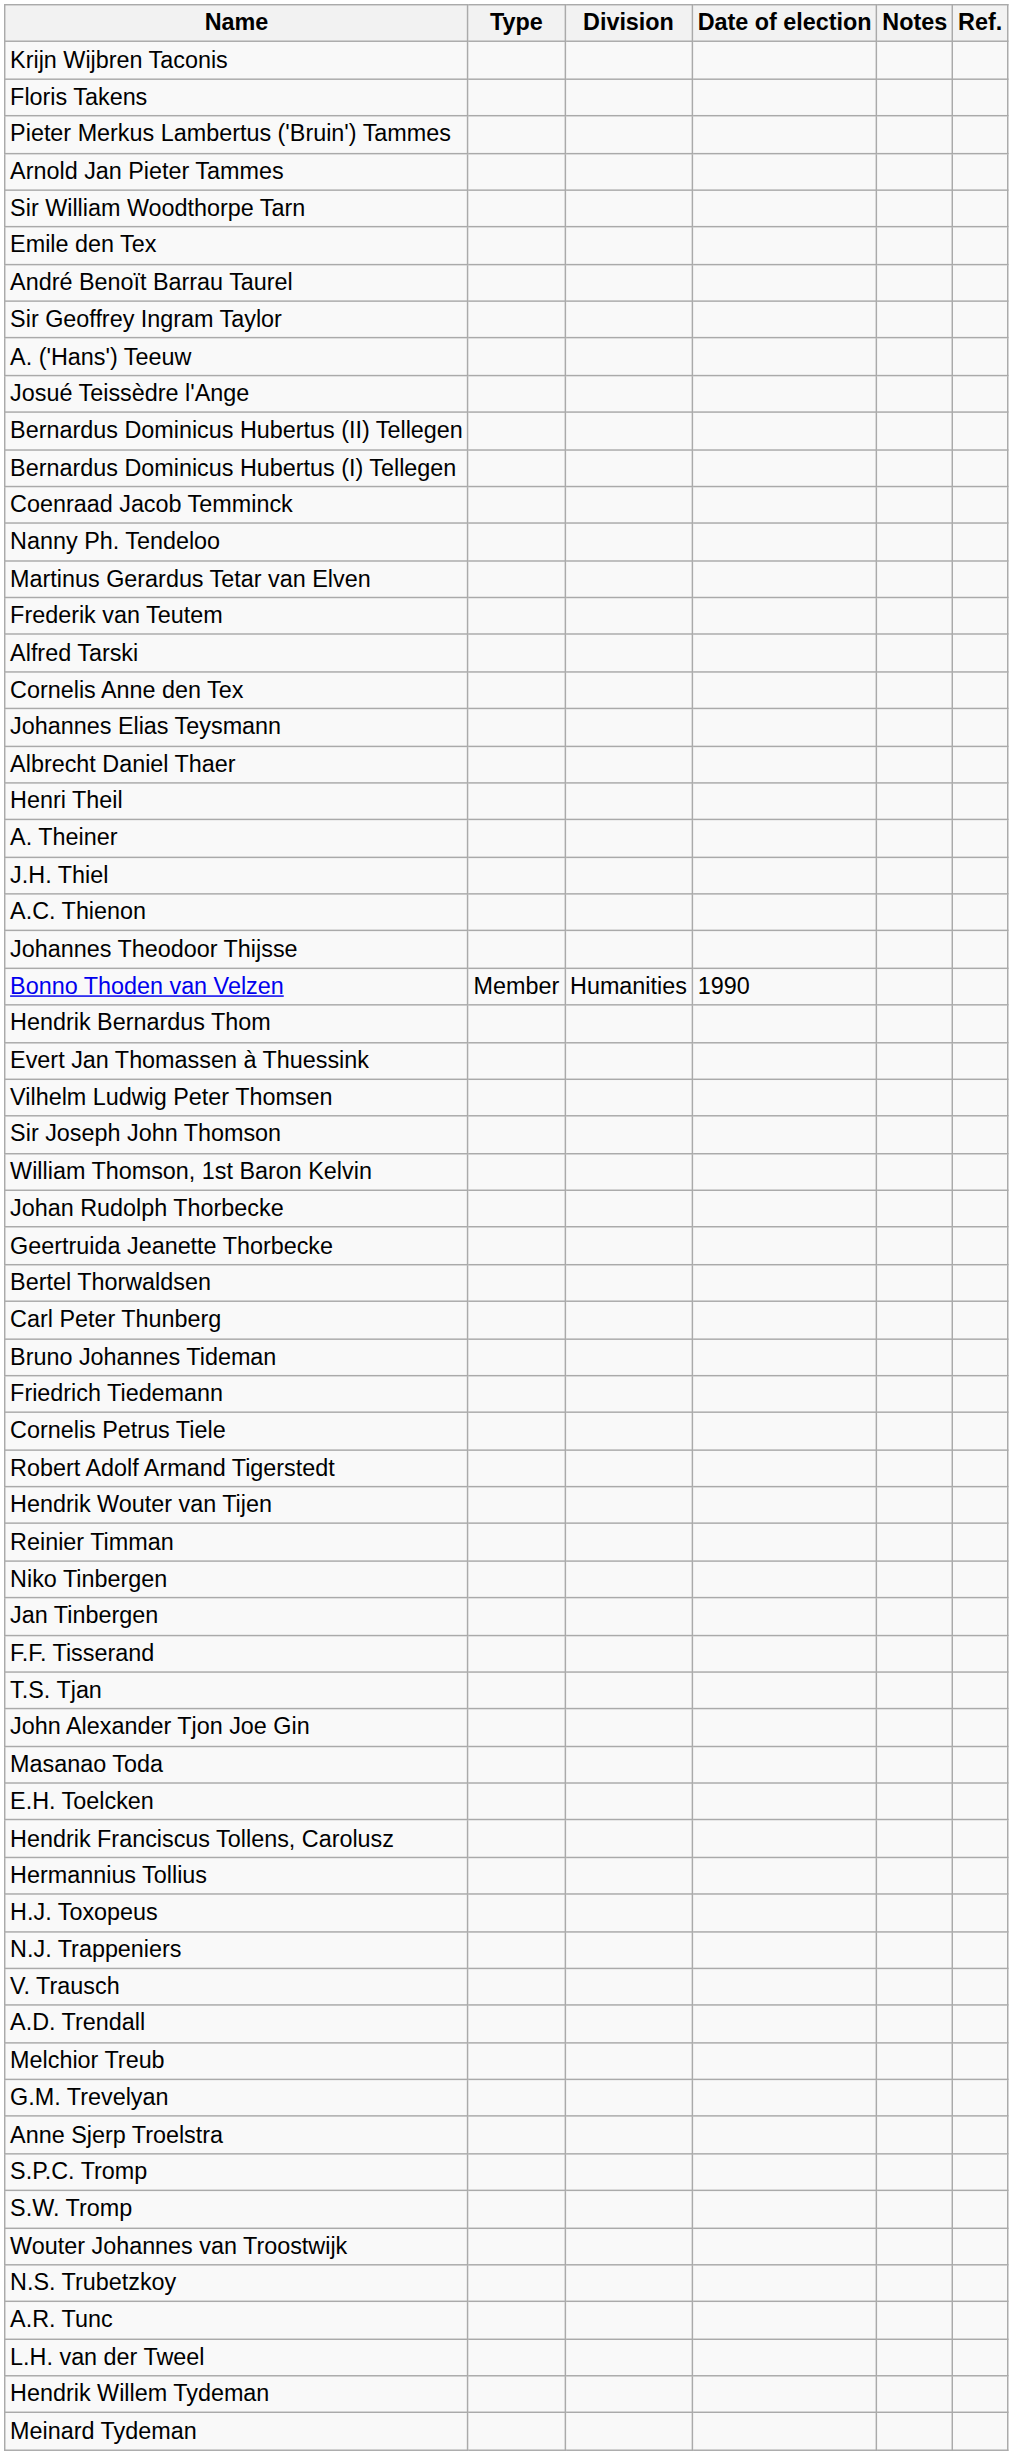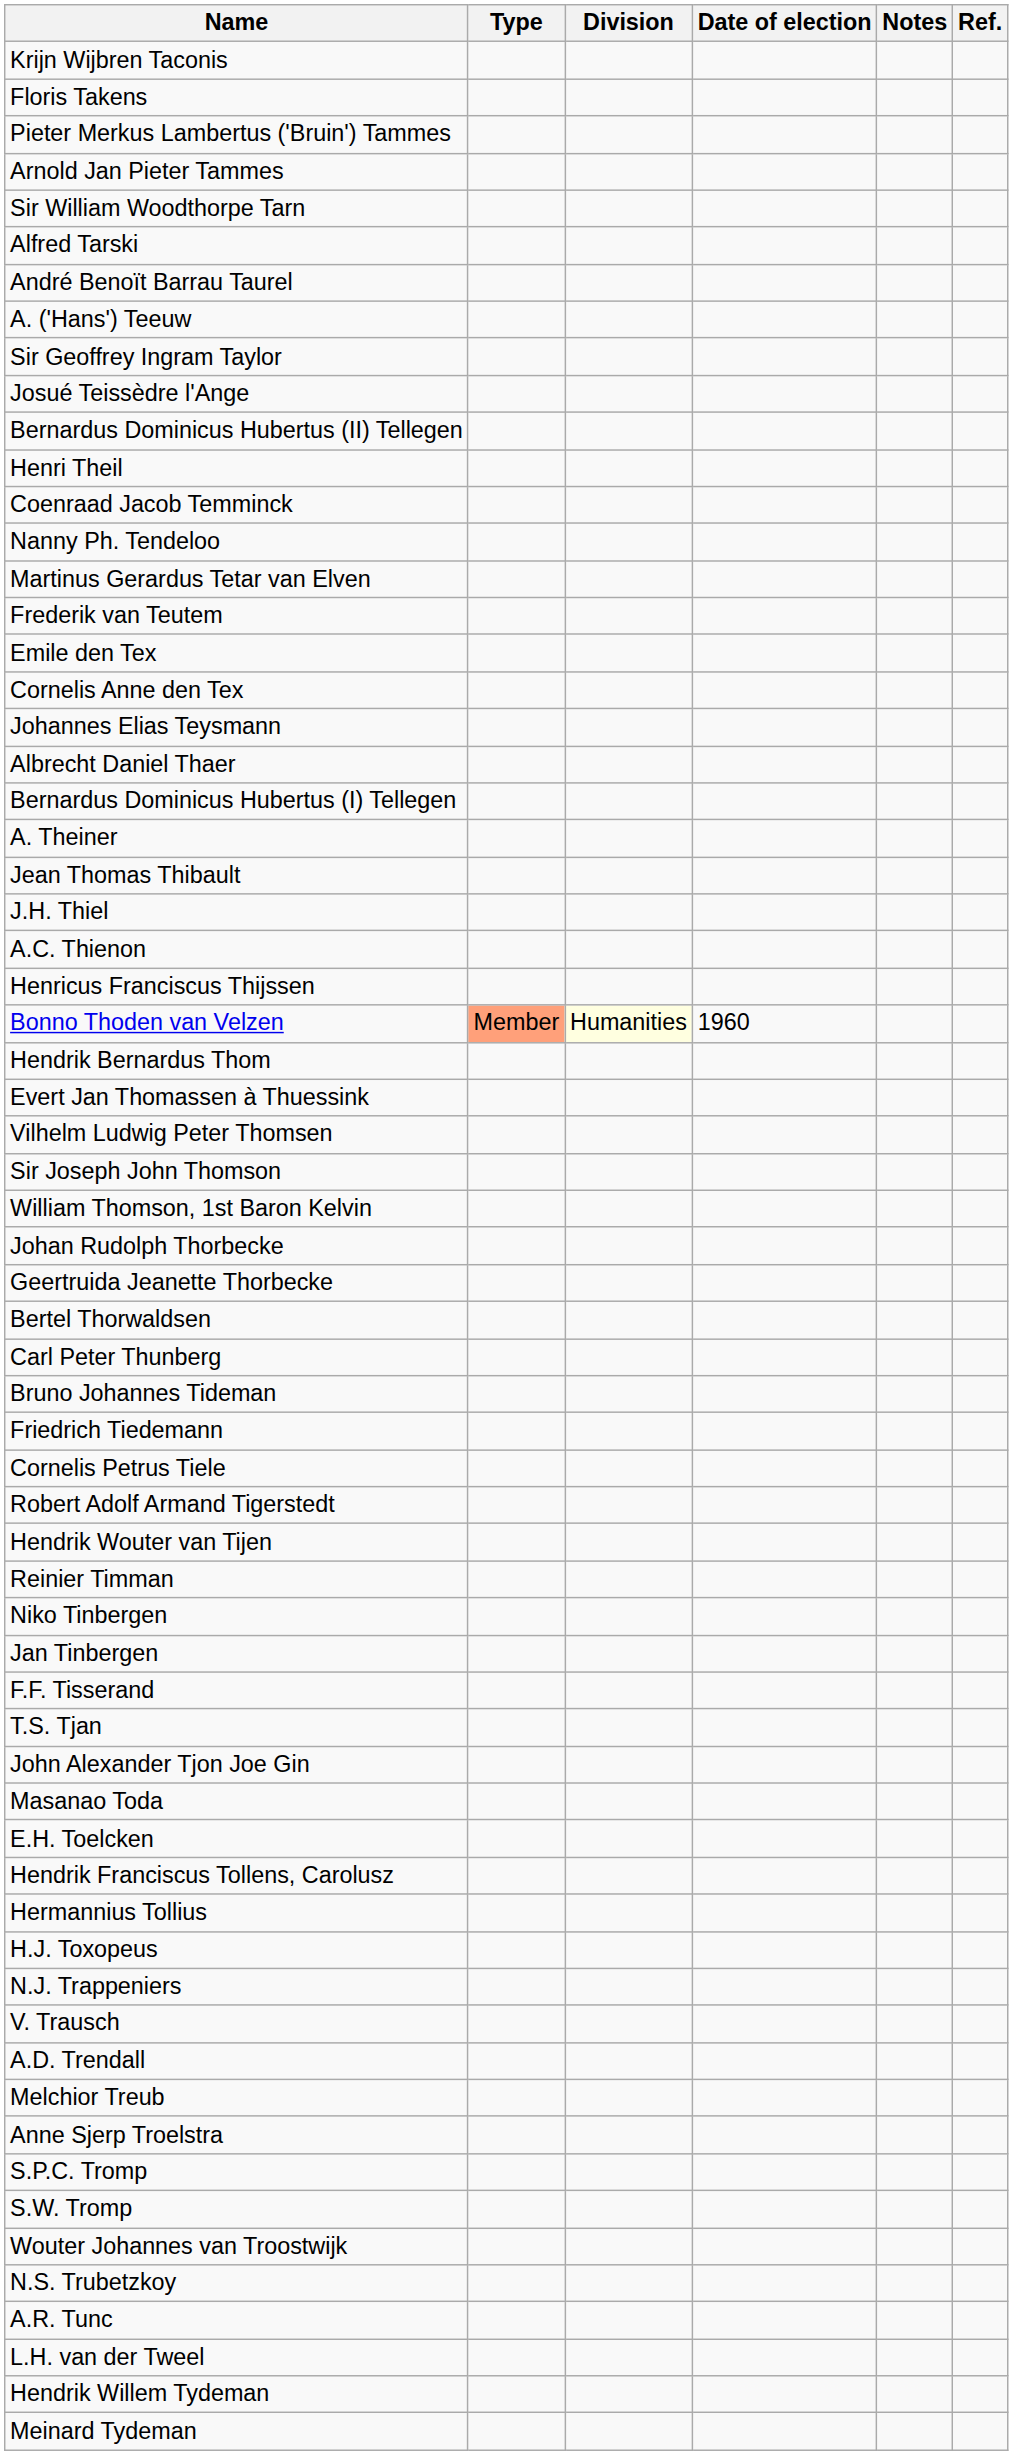rows swapped: (74, 652) <-> (83, 245)
rows swapped: (146, 319) <-> (101, 356)
rows swapped: (233, 467) <-> (66, 801)
+ row: (125, 875)
- row: (154, 949)
+ row: (162, 986)
(516, 986) no background -> (516, 1023) lightsalmon background
(628, 986) no background -> (628, 1023) lightyellow background
(724, 986) 1990 -> (724, 1023) 1960
- row: (89, 2097)
